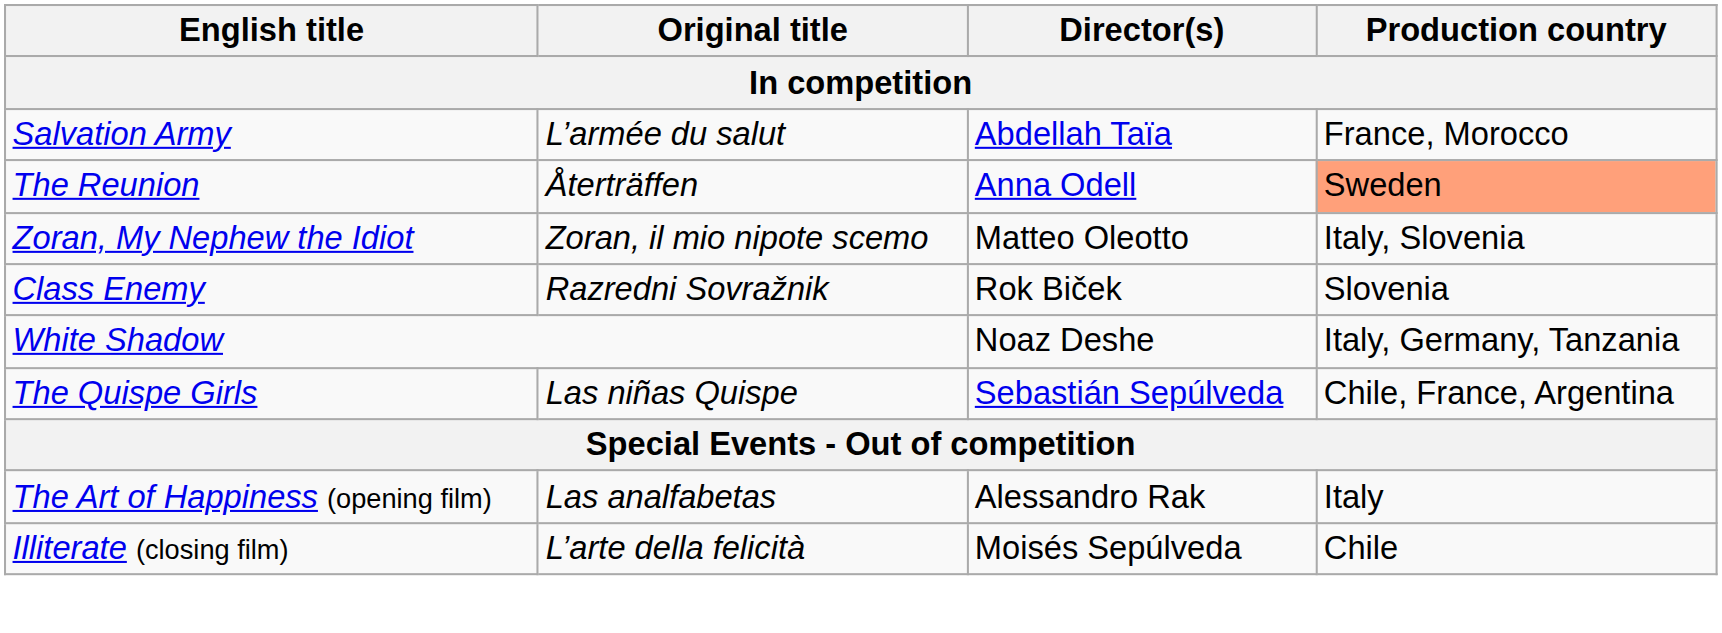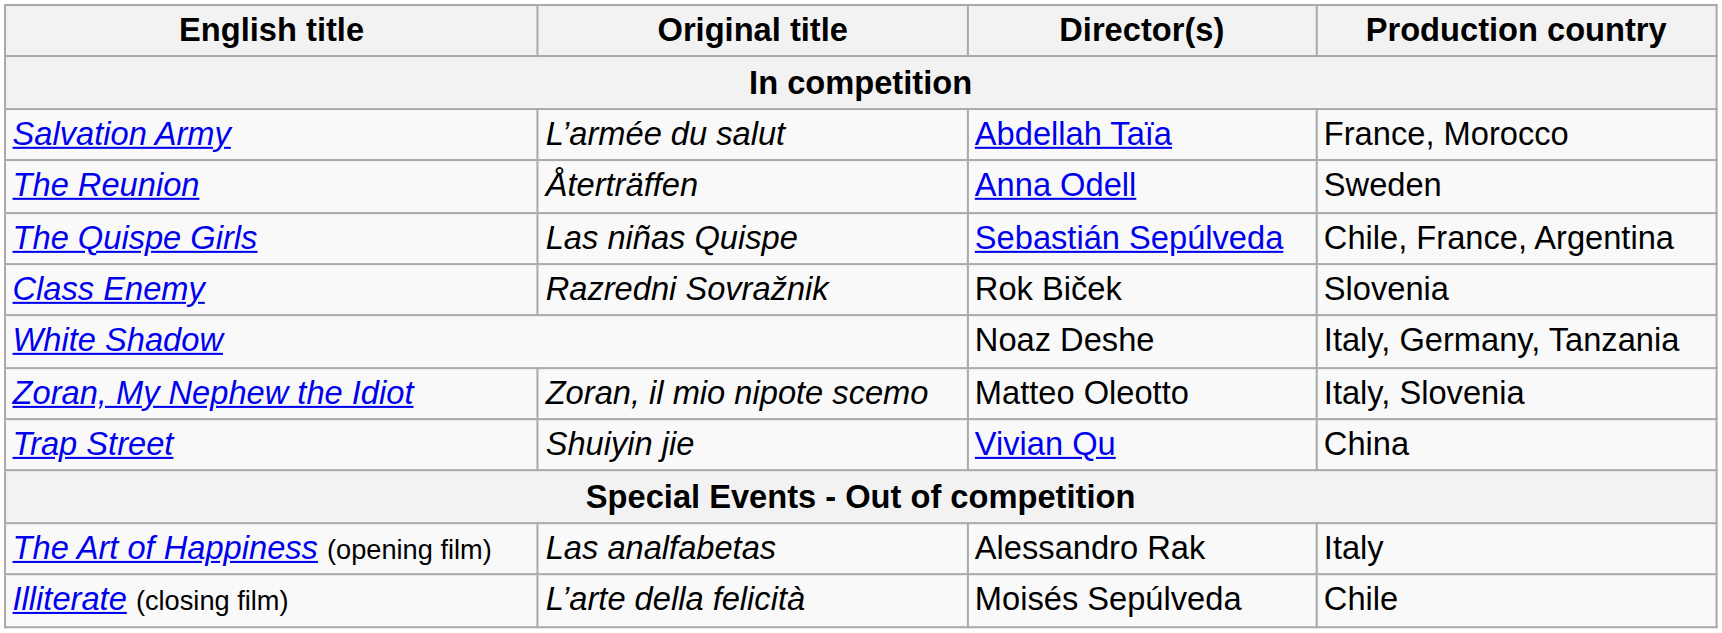(1383, 185) lightsalmon background -> (1383, 185) no background
rows swapped: (135, 392) <-> (213, 237)
+ row: (93, 444)
